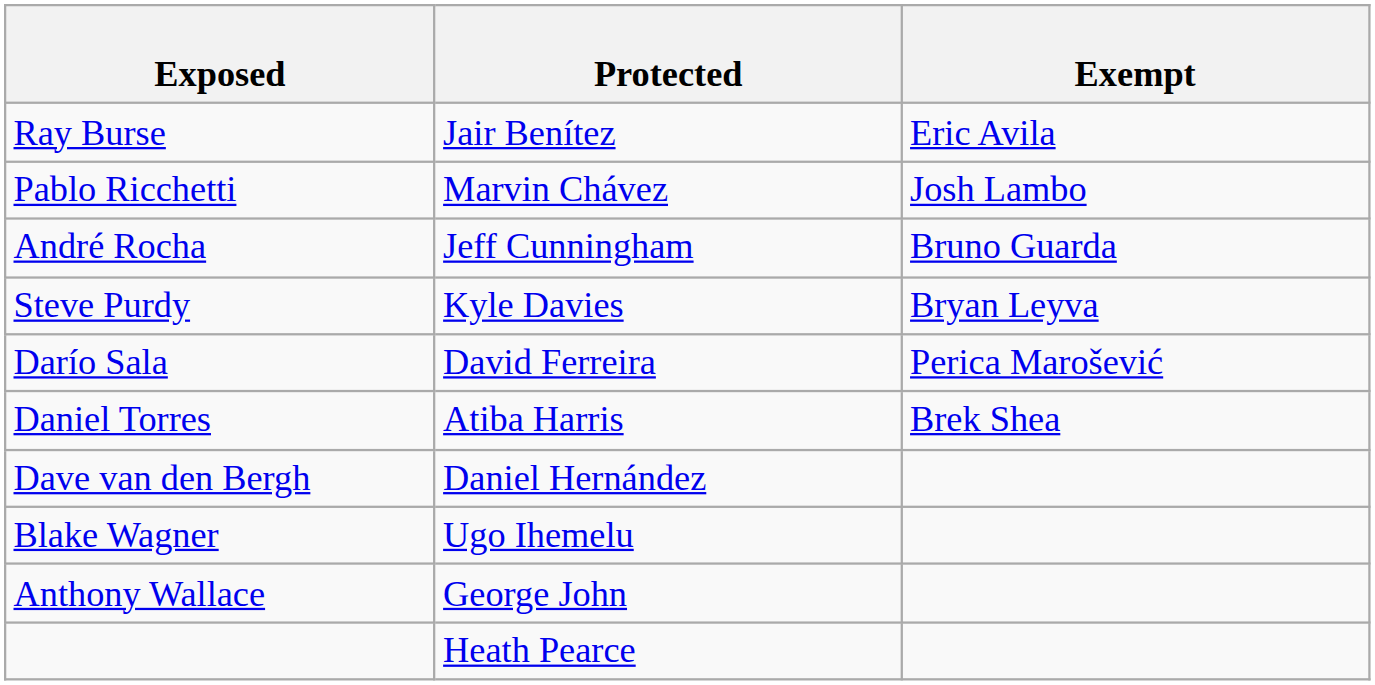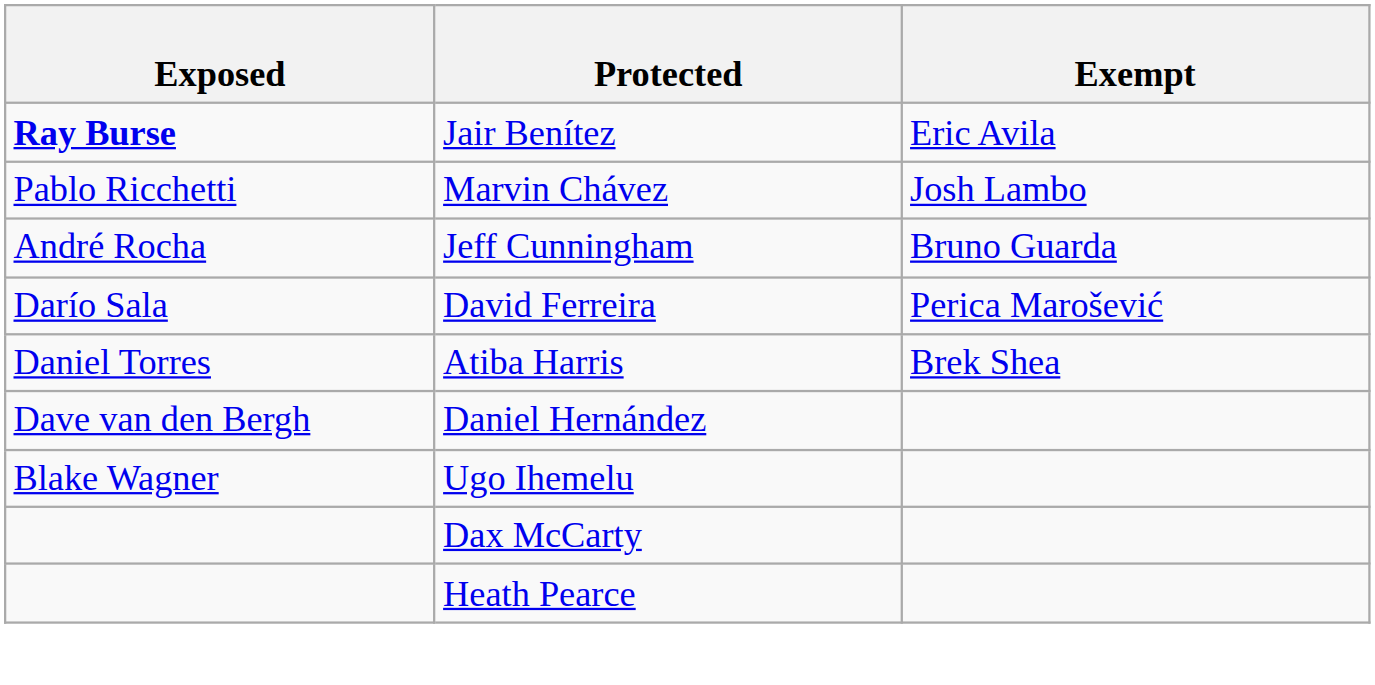(90, 131) normal -> (95, 131) bold
- row: (533, 304)
- row: (535, 592)
+ row: (542, 534)
